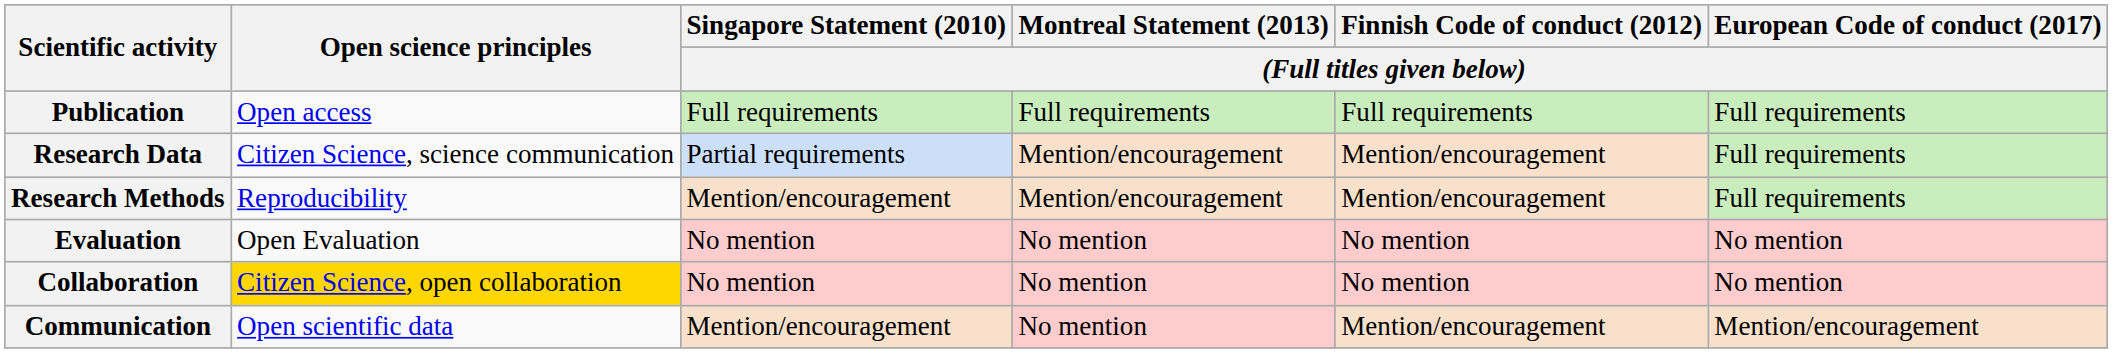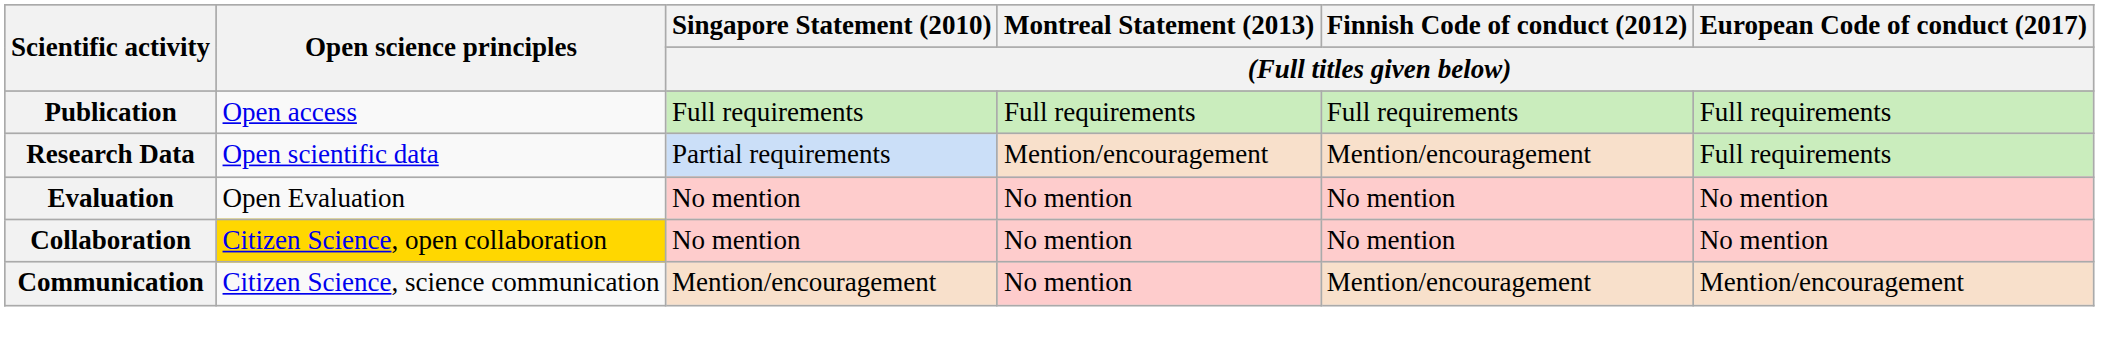(456, 154) Citizen Science, science communication -> (331, 154) Open scientific data
- row: (118, 197)
(345, 326) Open scientific data -> (441, 283) Citizen Science, science communication
